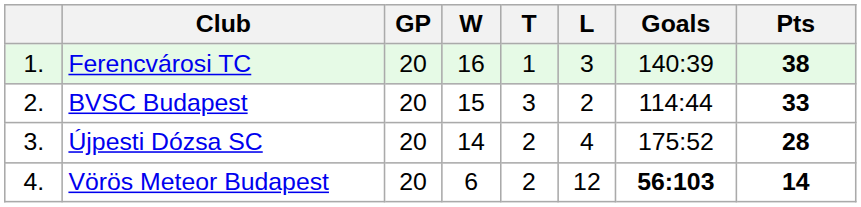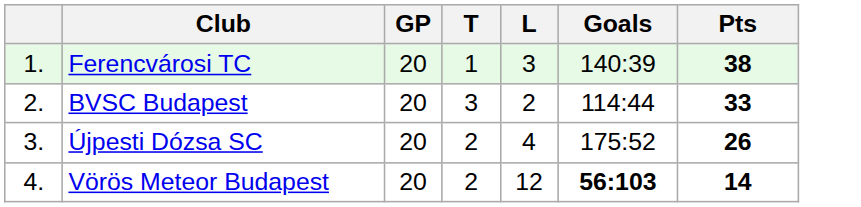- column: (471, 24)
(796, 142) 28 -> (738, 142) 26
